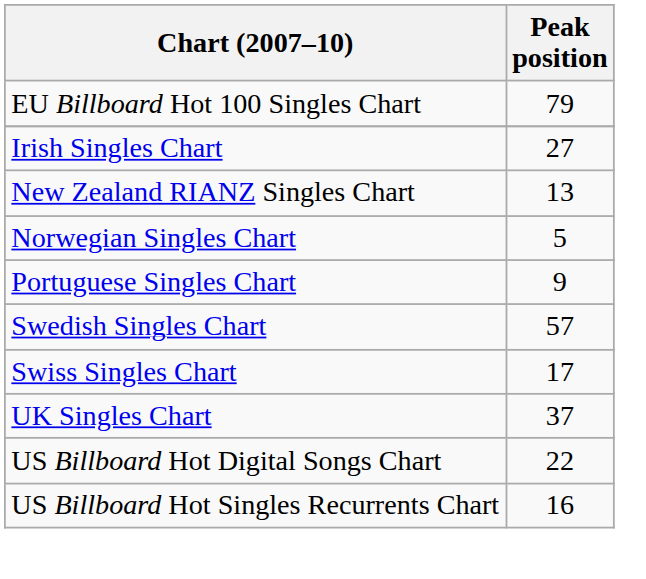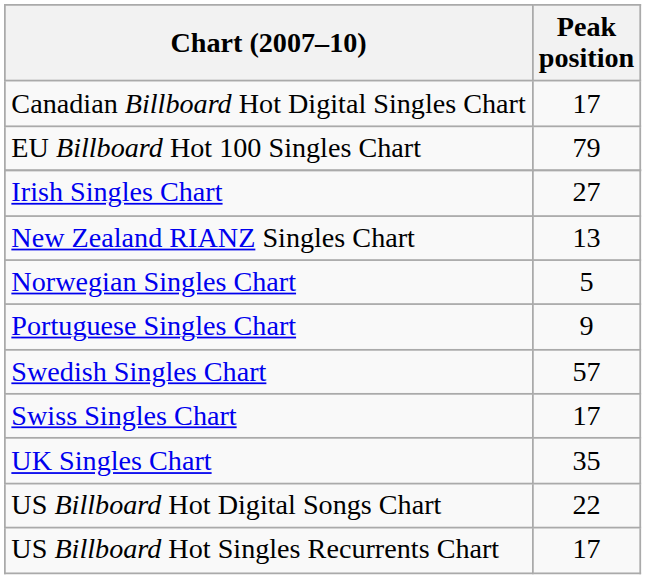+ row: (269, 103)
(560, 415) 37 -> (587, 460) 35
(560, 505) 16 -> (587, 549) 17
